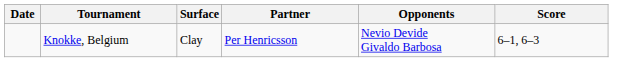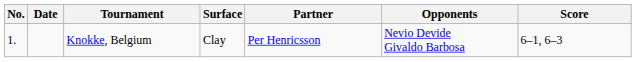+ column: (16, 13)
